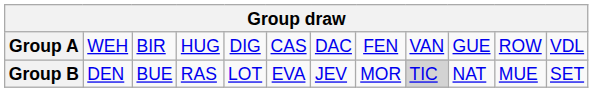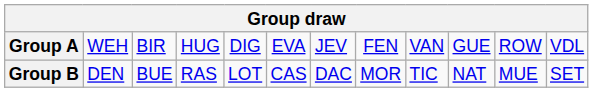(289, 46) CAS -> (289, 46) EVA
(333, 46) DAC -> (331, 46) JEV
(289, 73) EVA -> (289, 73) CAS
(331, 73) JEV -> (333, 73) DAC
(424, 73) lightgrey background -> (424, 73) no background
